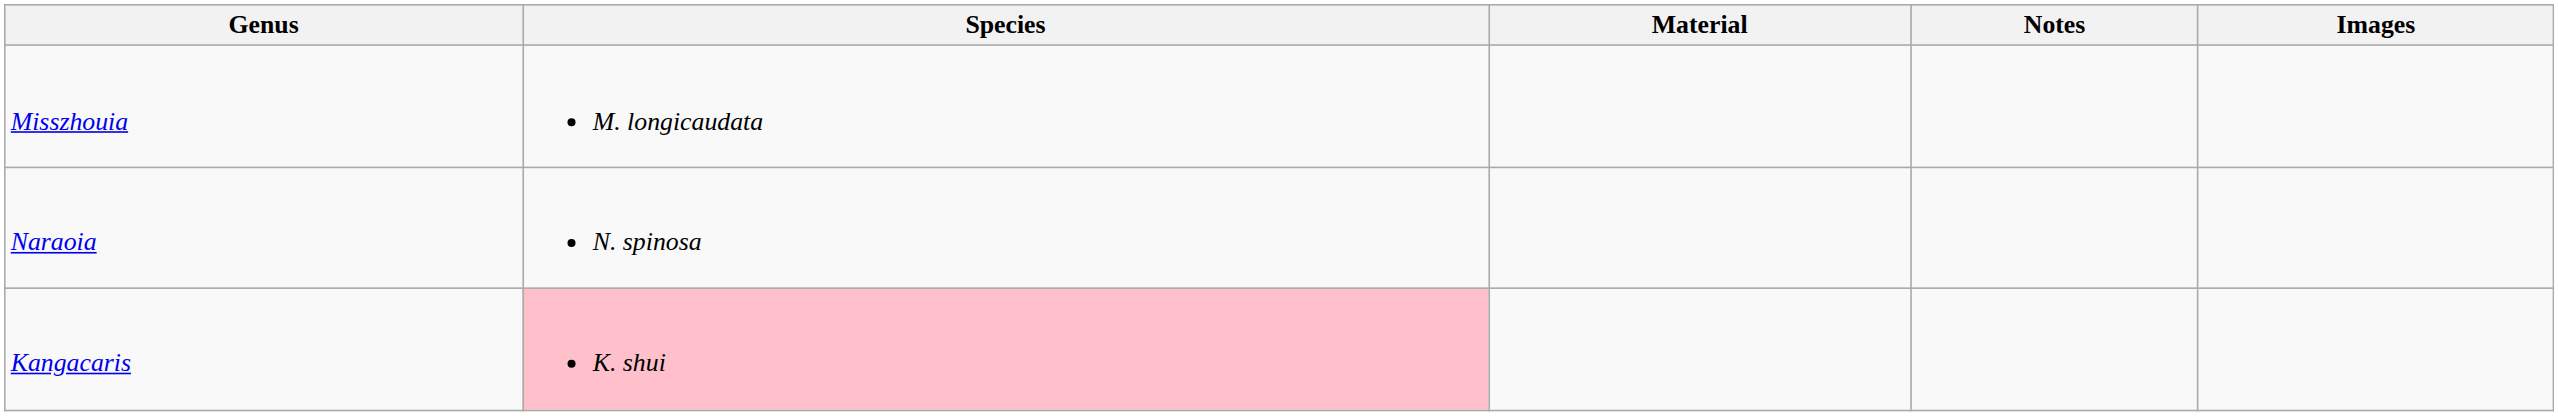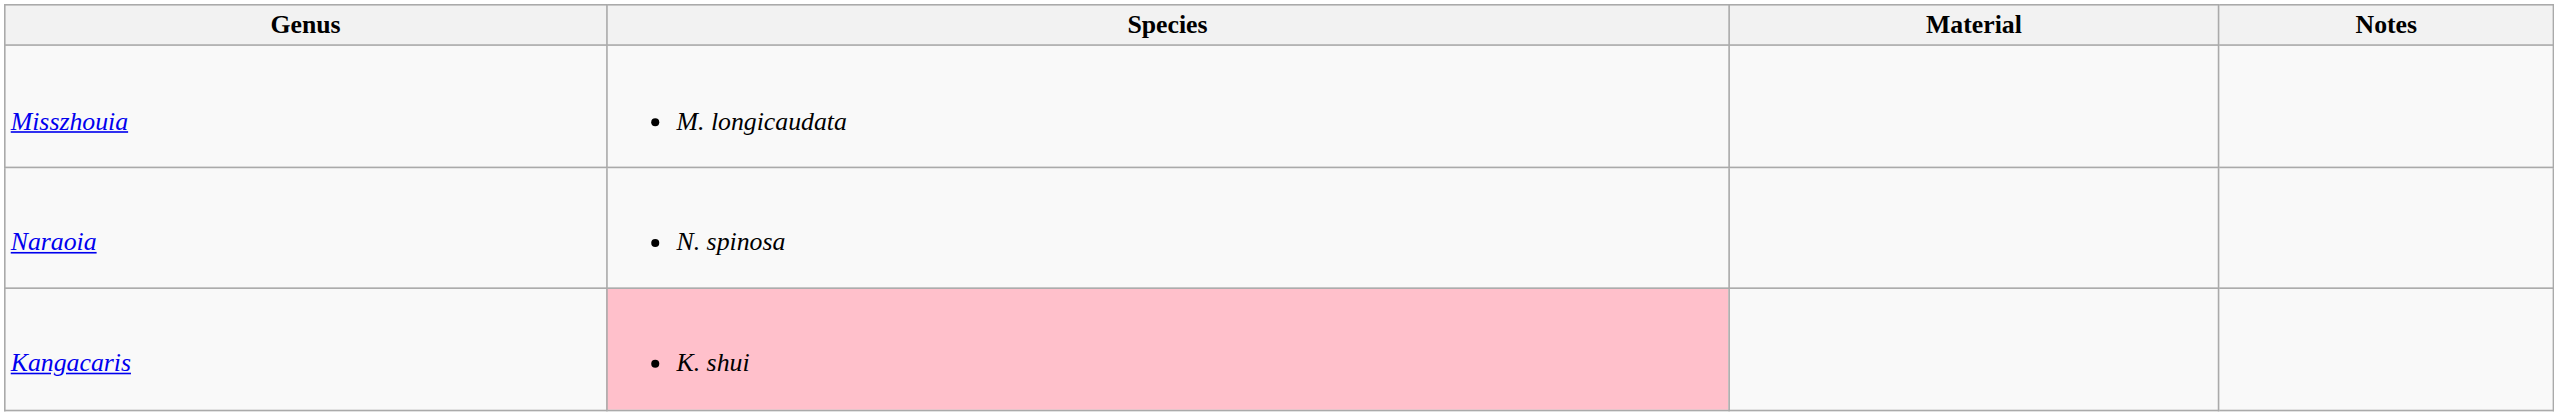- column: (2376, 24)
